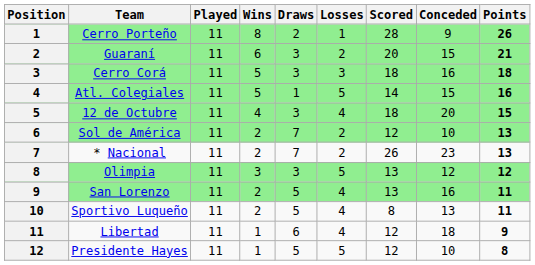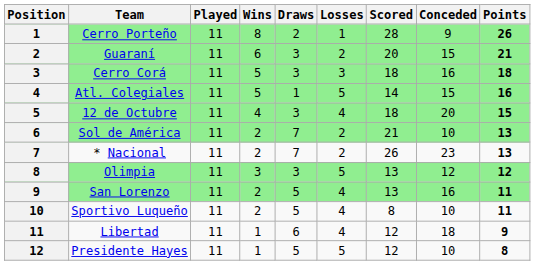(391, 133) 12 -> (391, 133) 21
(448, 211) 13 -> (448, 211) 10
